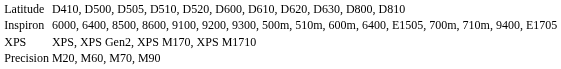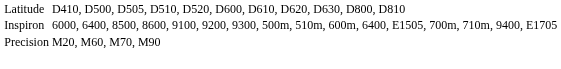- row: (15, 42)
